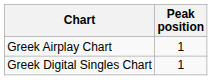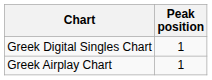rows swapped: (59, 46) <-> (80, 65)
